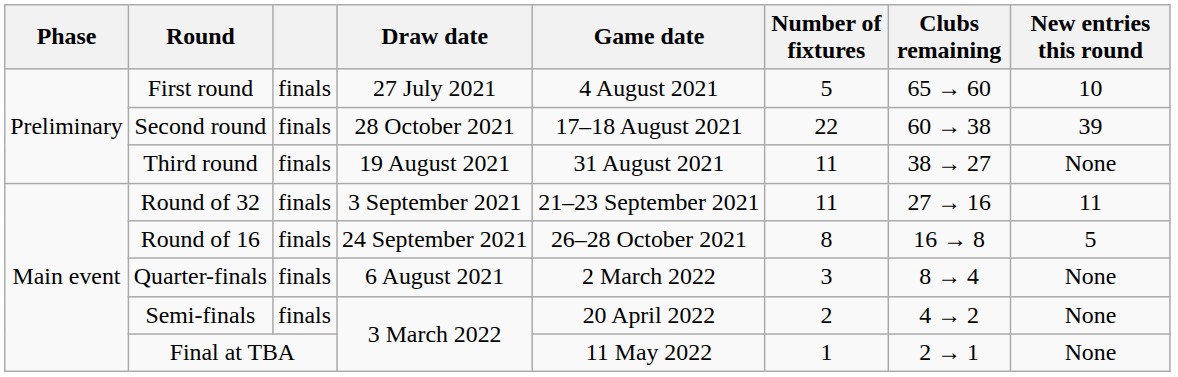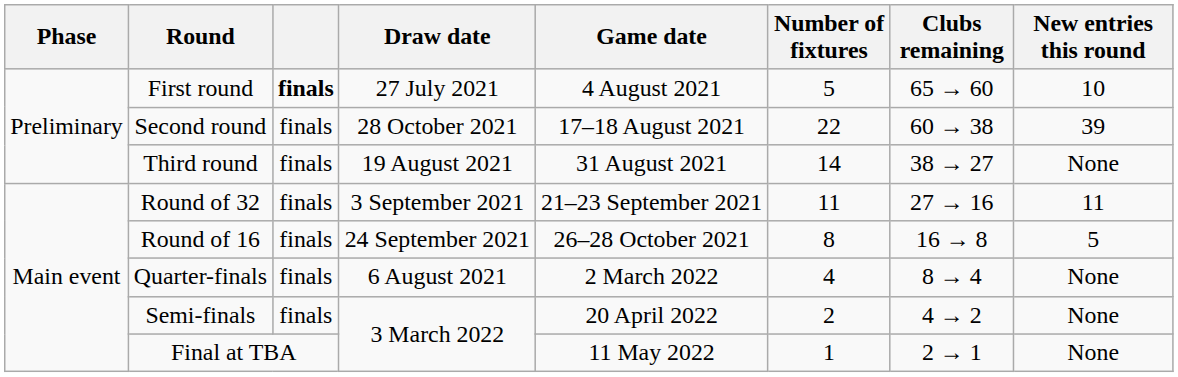(305, 88) normal -> (306, 88) bold
(826, 163) 11 -> (829, 163) 14
(826, 277) 3 -> (829, 277) 4
